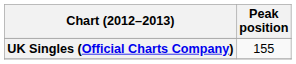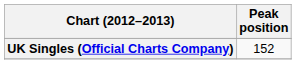(264, 48) 155 -> (264, 48) 152
